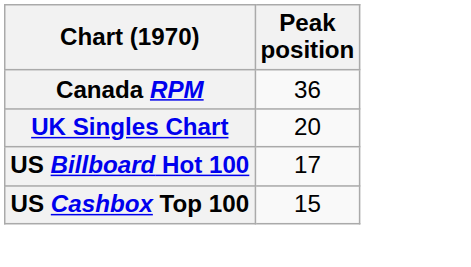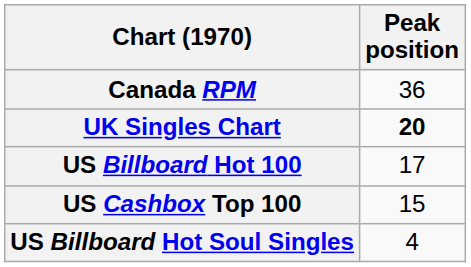(307, 127) normal -> (412, 127) bold
+ row: (182, 242)
